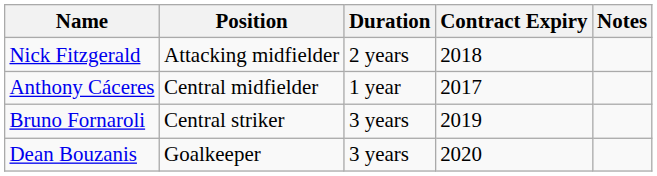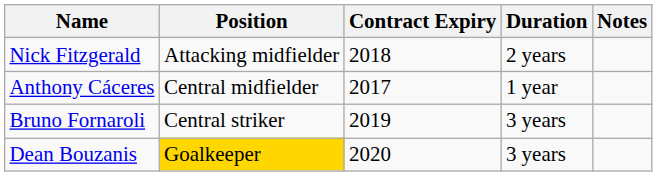columns swapped: (390, 21) <-> (514, 21)
(212, 154) no background -> (212, 154) gold background
